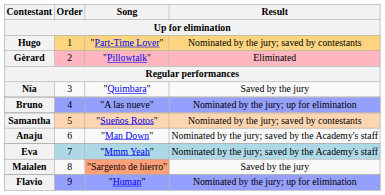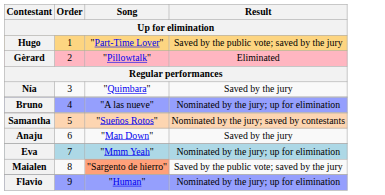(275, 43) Nominated by the jury; saved by contestants -> (258, 43) Saved by the public vote; saved by the jury
(275, 136) Nominated by the jury; saved by the Academy's staff -> (258, 136) Saved by the jury
(275, 151) Nominated by the jury; saved by the Academy's staff -> (258, 151) Nominated by the jury; up for elimination
(275, 167) Saved by the jury -> (258, 167) Saved by the public vote; saved by the jury
